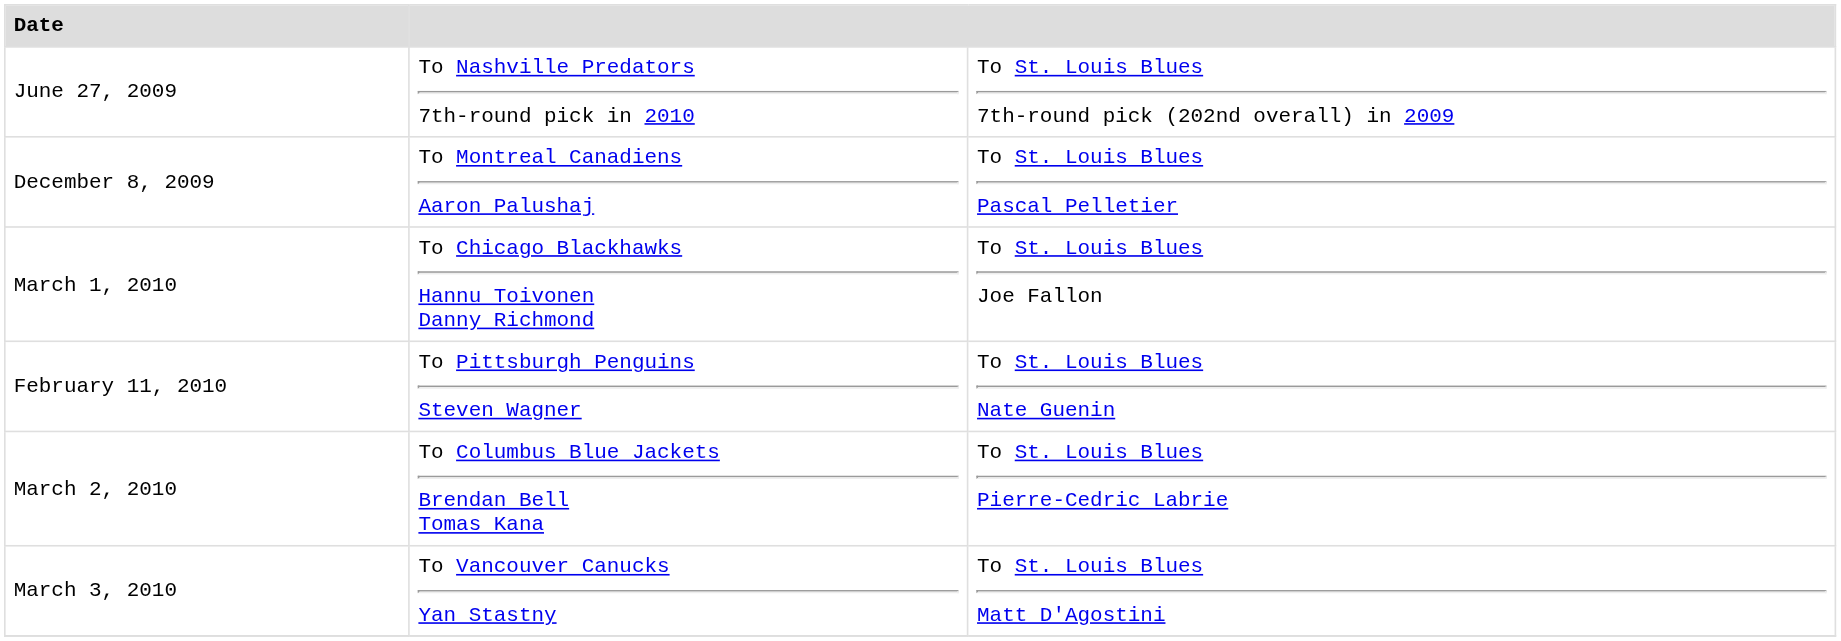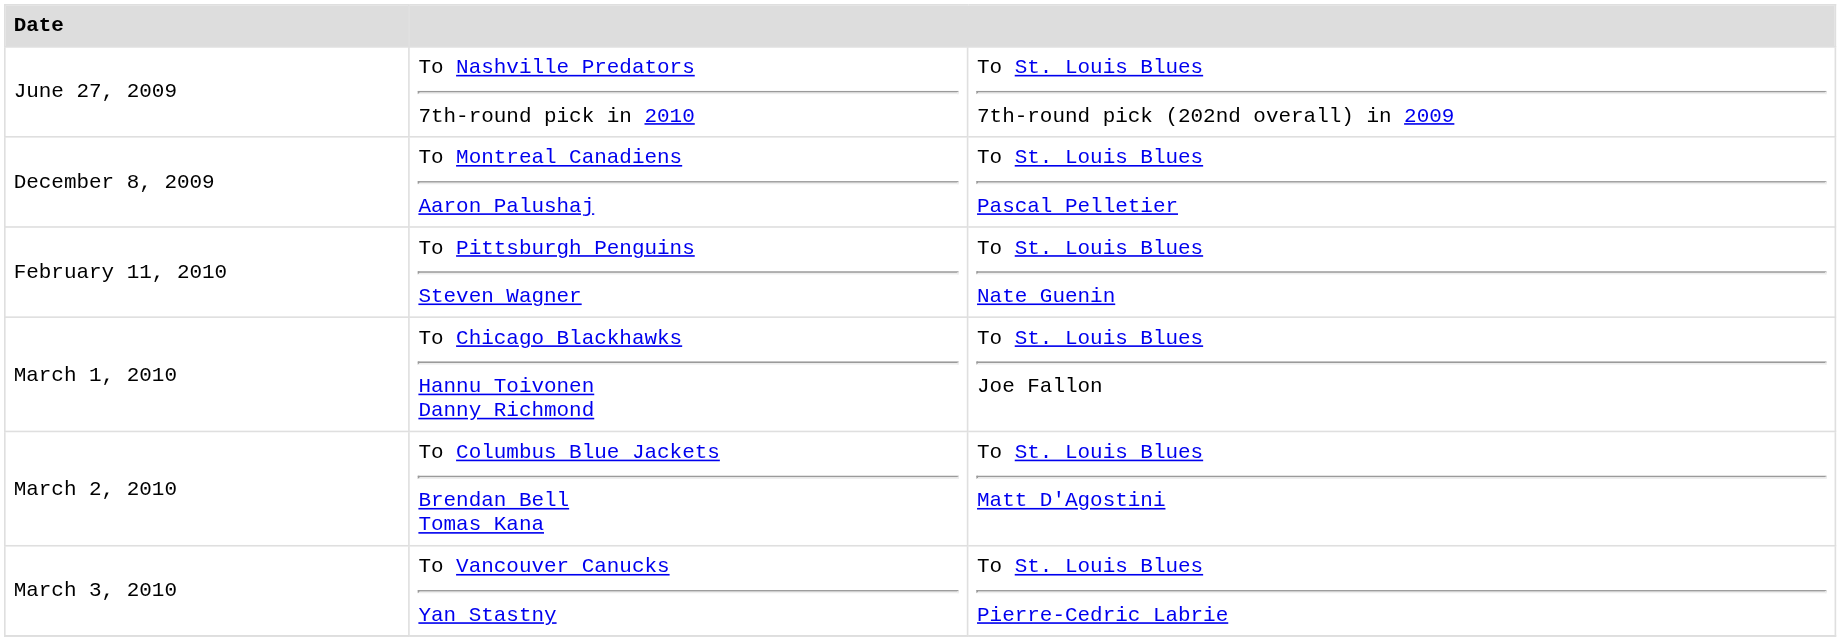rows swapped: (120, 386) <-> (95, 284)
(1401, 477) To St. Louis Blues Pierre-Cedric Labrie -> (1401, 477) To St. Louis Blues Matt D'Agostini
(1401, 591) To St. Louis Blues Matt D'Agostini -> (1401, 591) To St. Louis Blues Pierre-Cedric Labrie
